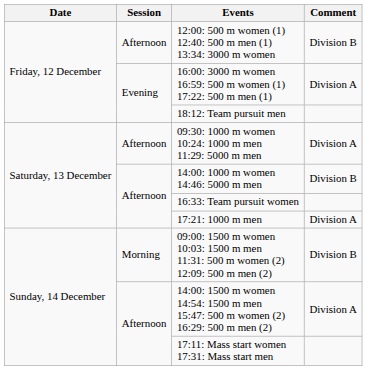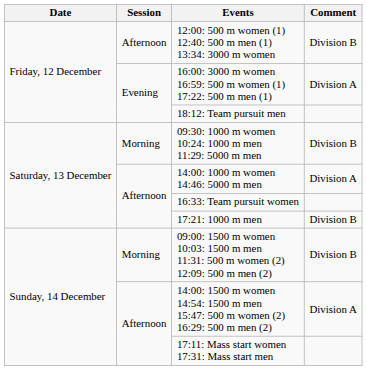(144, 143) Afternoon -> (141, 143) Morning
(333, 143) Division A -> (333, 143) Division B
(333, 178) Division B -> (333, 178) Division A
(333, 219) Division A -> (333, 219) Division B
